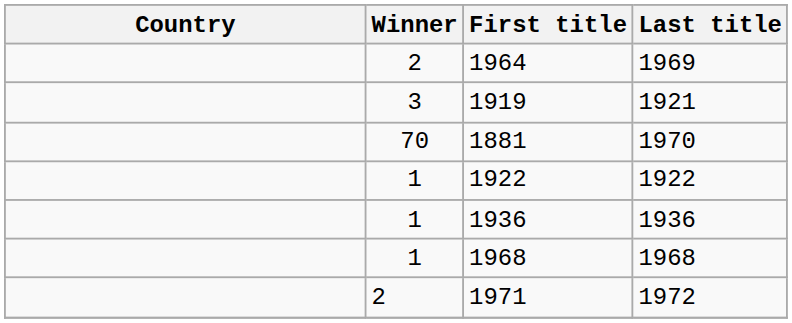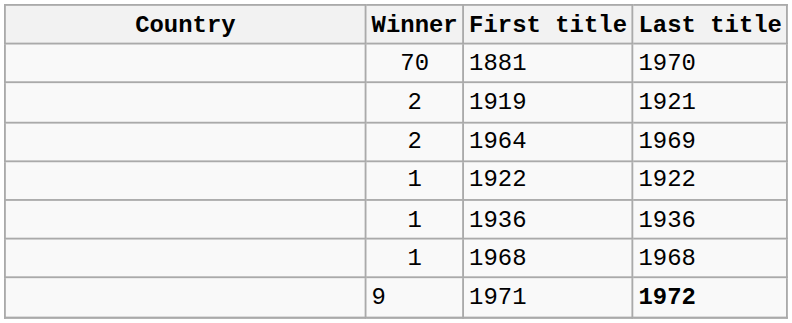rows swapped: (498, 141) <-> (498, 63)
(415, 102) 3 -> (415, 102) 2
(379, 297) 2 -> (379, 297) 9
(667, 297) normal -> (667, 297) bold
